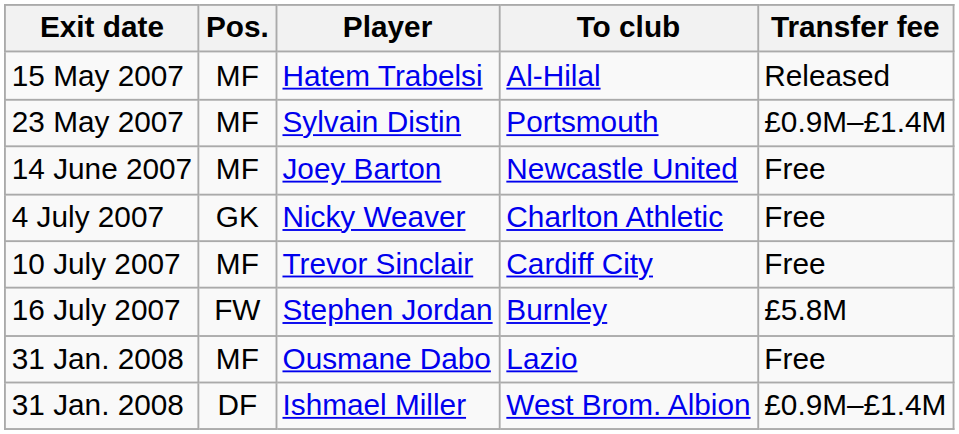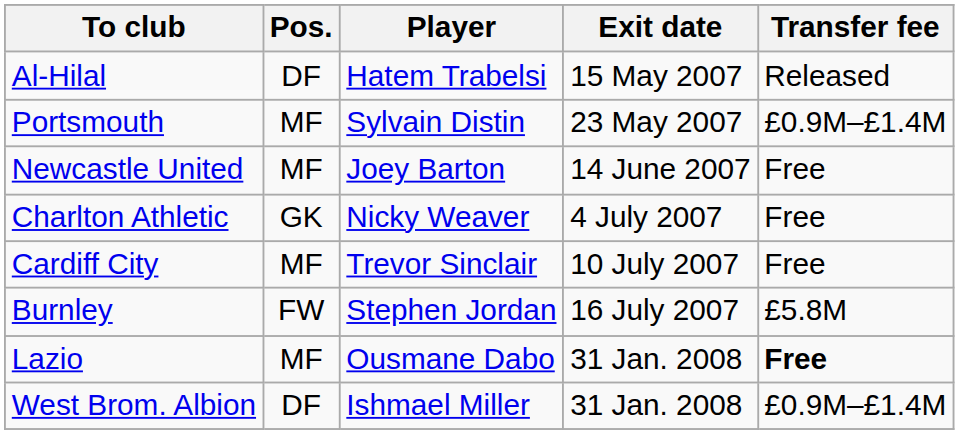columns swapped: (102, 28) <-> (628, 28)
(237, 75) MF -> (301, 75) DF
(795, 358) normal -> (796, 358) bold
